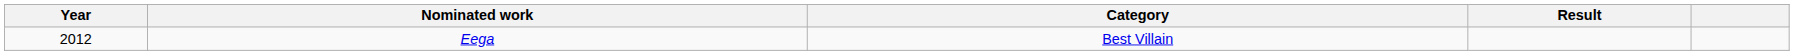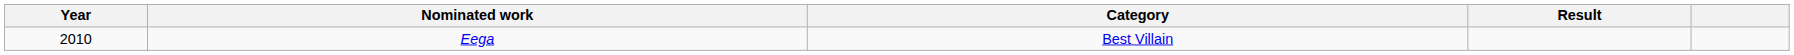(76, 38) 2012 -> (76, 38) 2010
